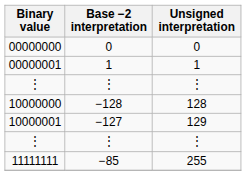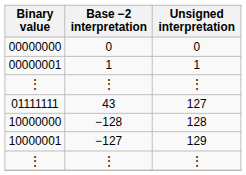+ row: (35, 103)
- row: (35, 160)
